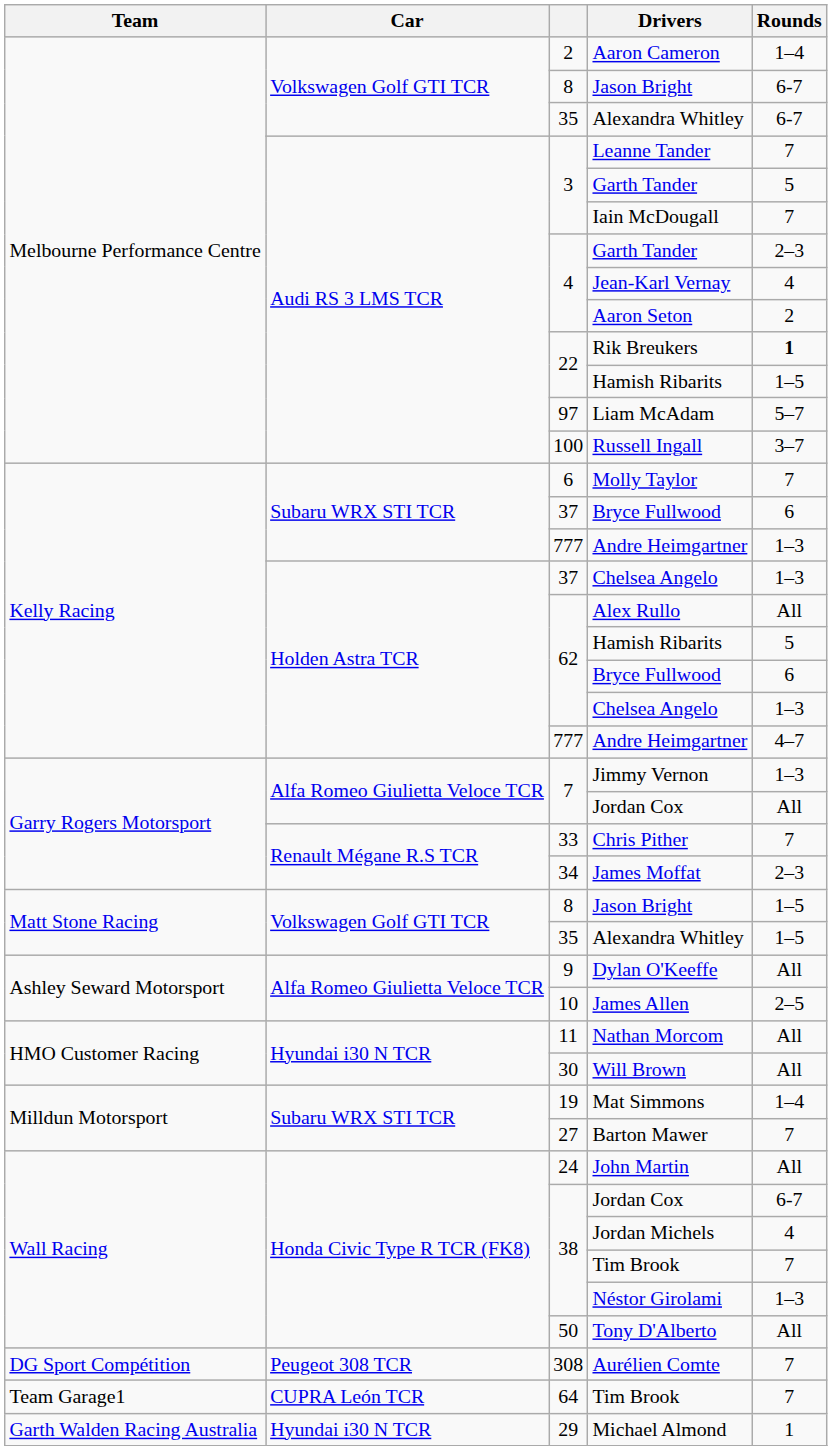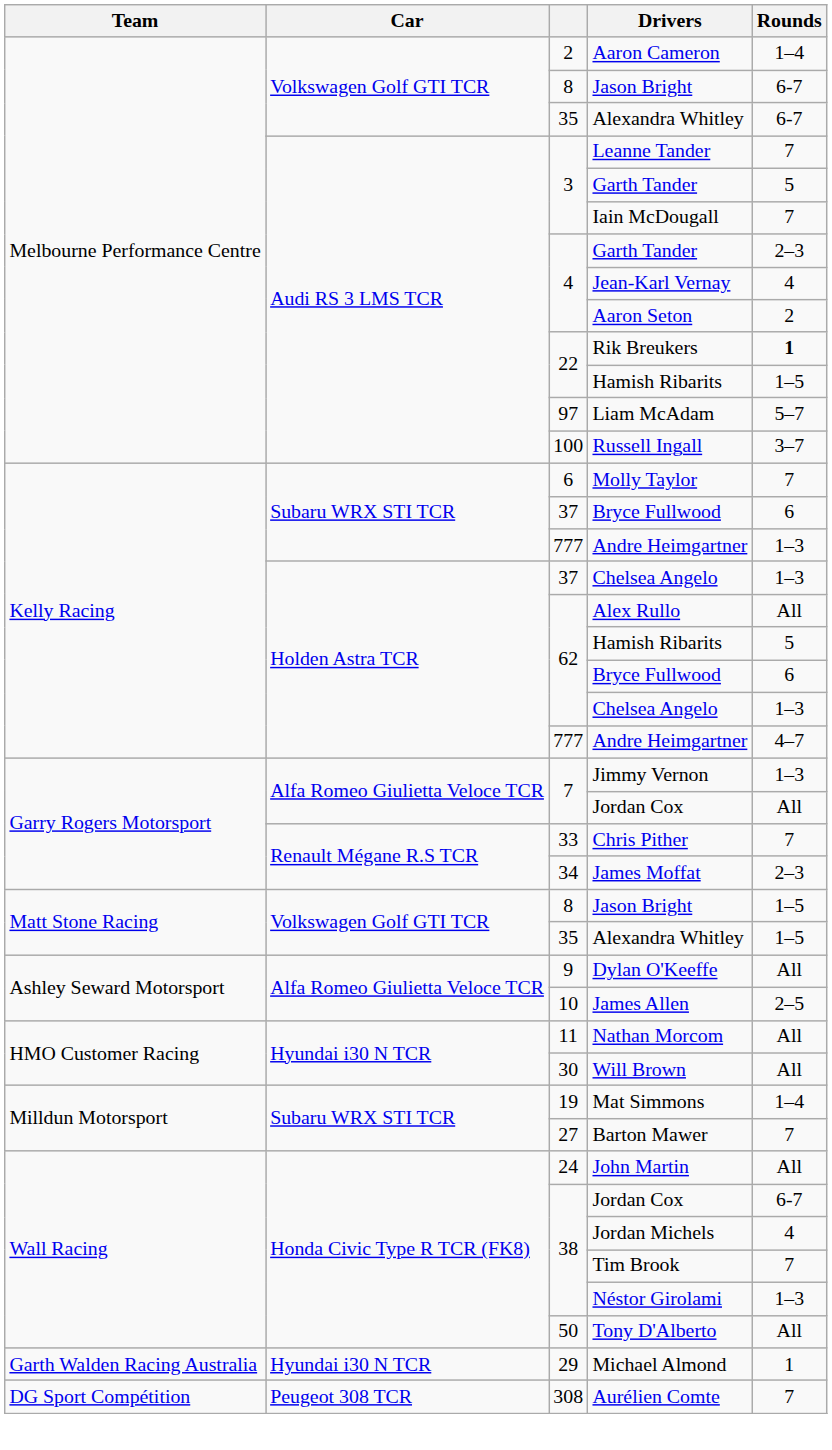rows swapped: (568, 1429) <-> (568, 1363)
- row: (568, 1396)
